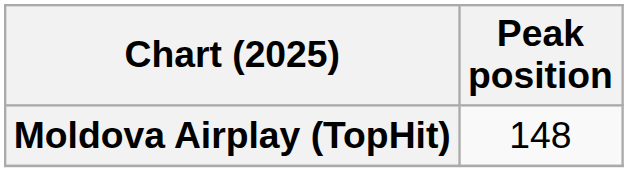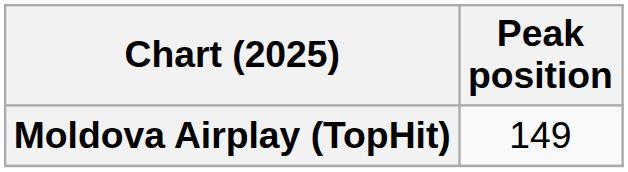(540, 135) 148 -> (540, 135) 149
